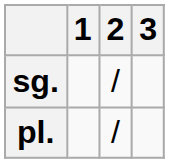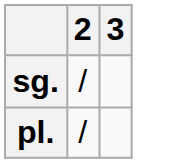- column: (83, 30)
